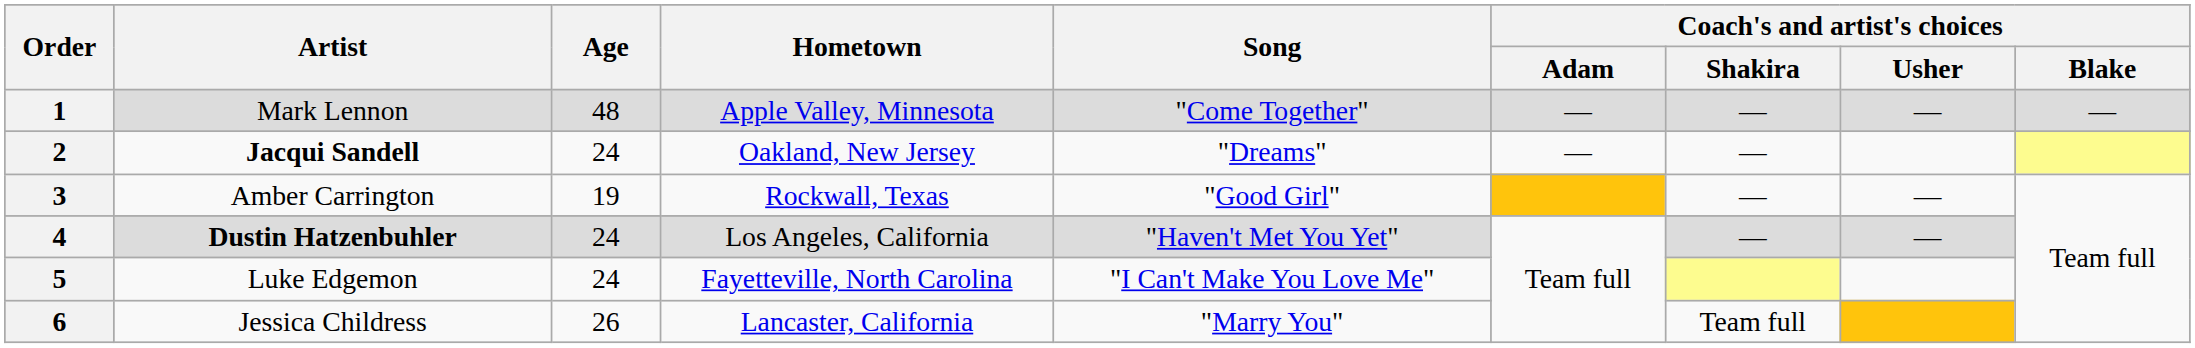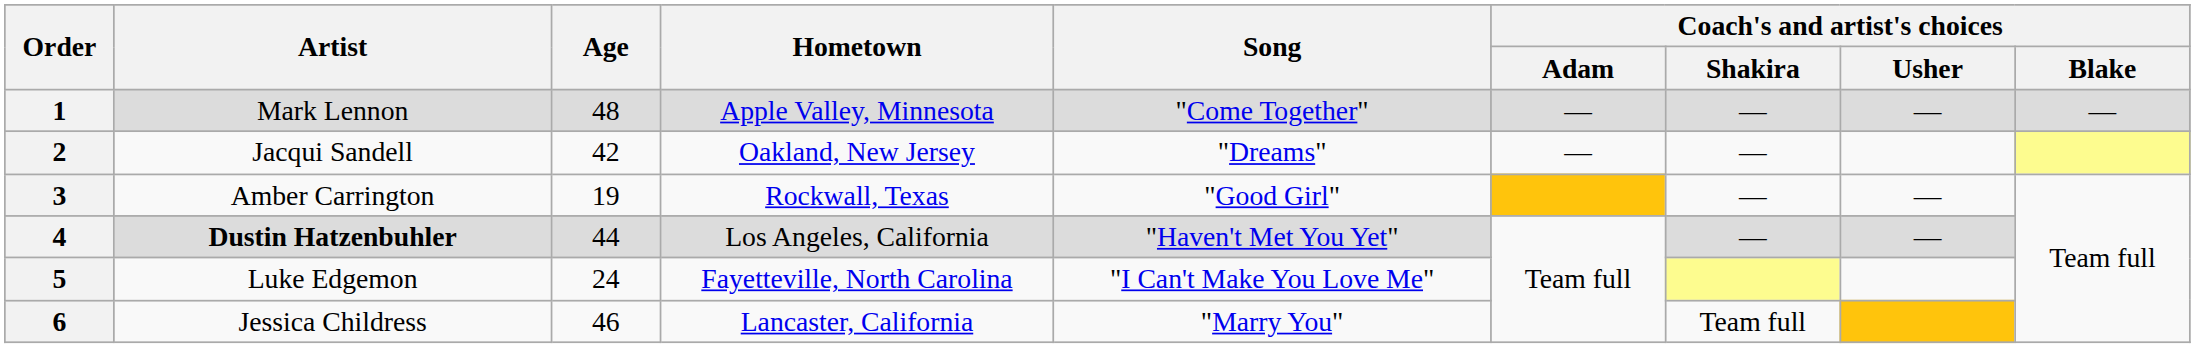(333, 152) bold -> (333, 152) normal
(606, 152) 24 -> (606, 152) 42
(606, 237) 24 -> (606, 237) 44
(606, 321) 26 -> (606, 321) 46
